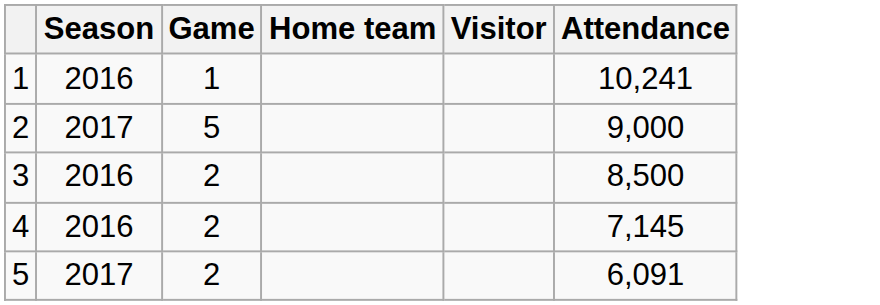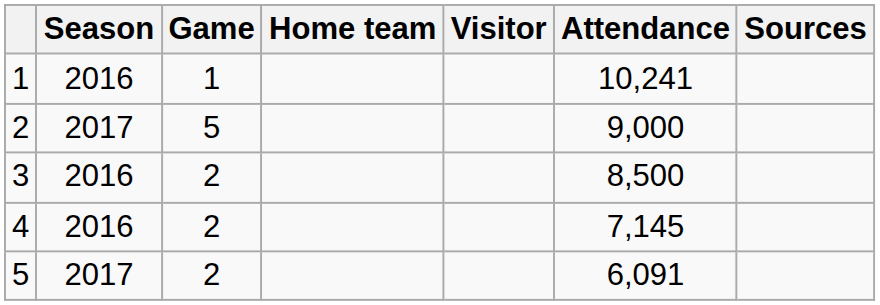+ column: (806, 29)
